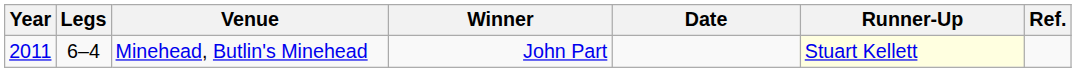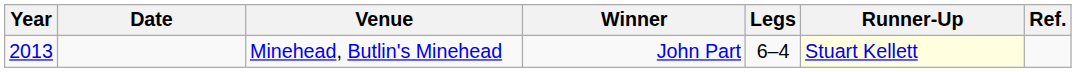columns swapped: (706, 20) <-> (84, 20)
(30, 51) 2011 -> (31, 51) 2013
